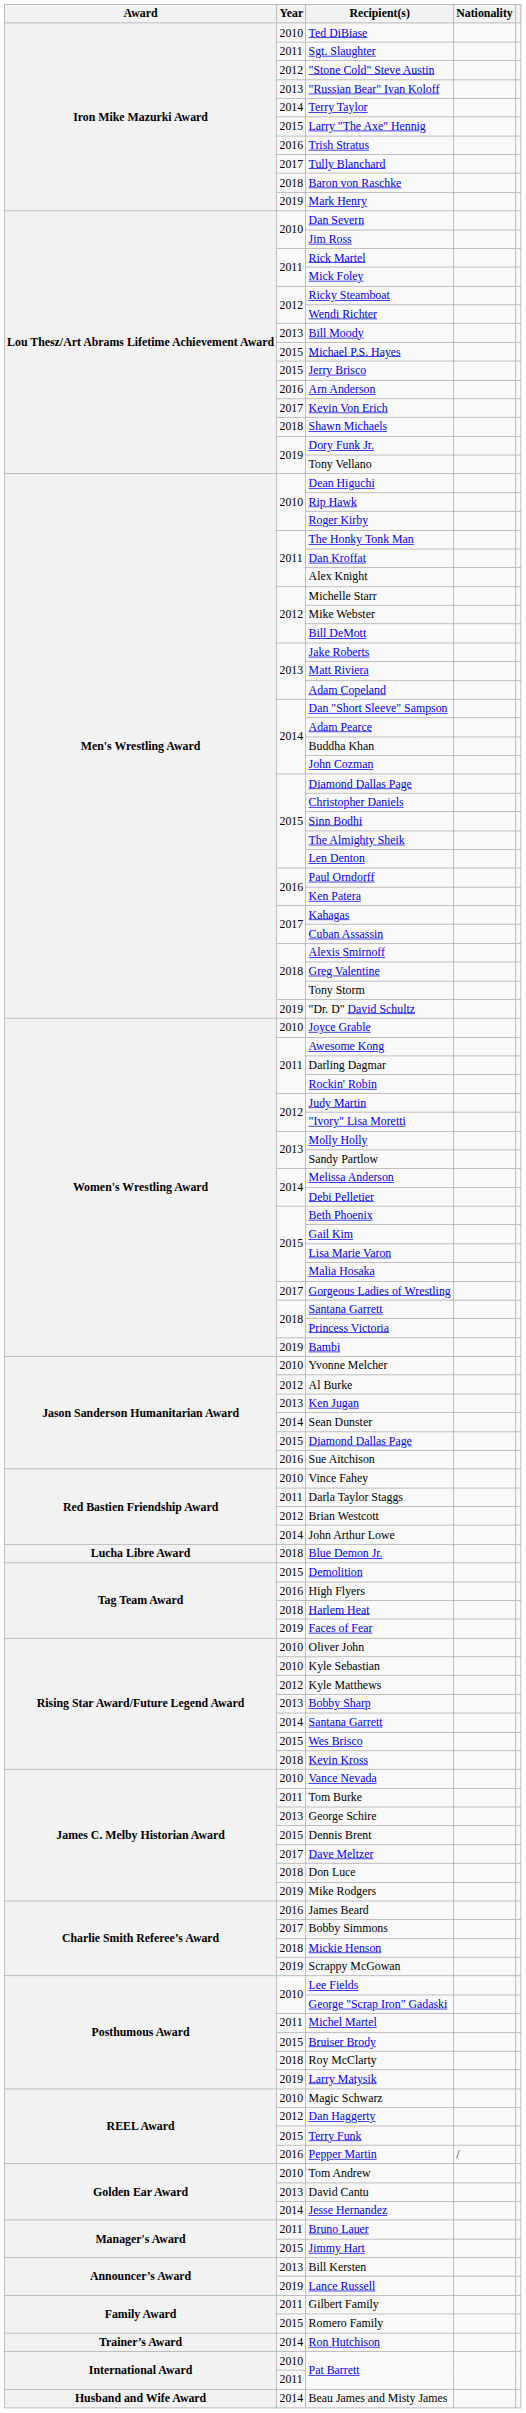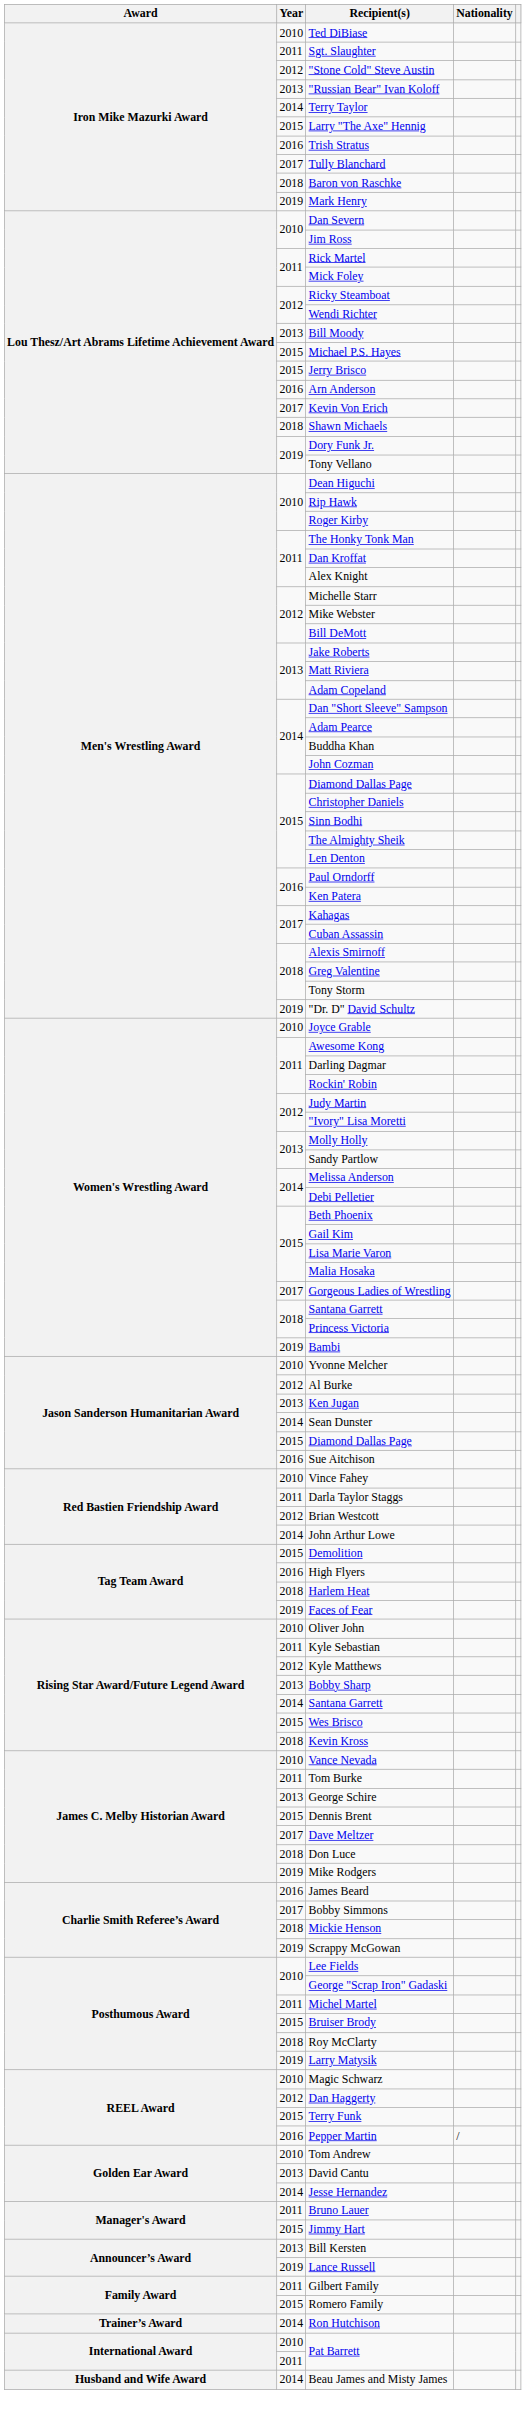- row: (141, 1553)
(291, 1666) 2010 -> (291, 1647) 2011
